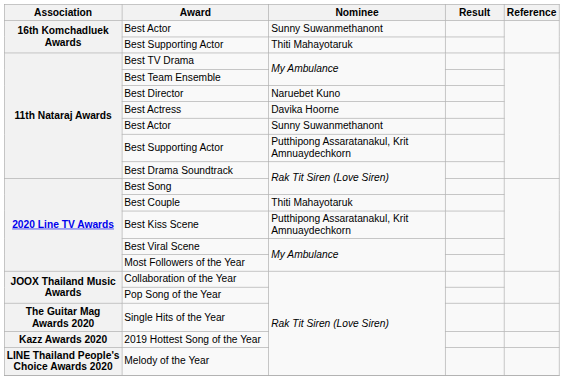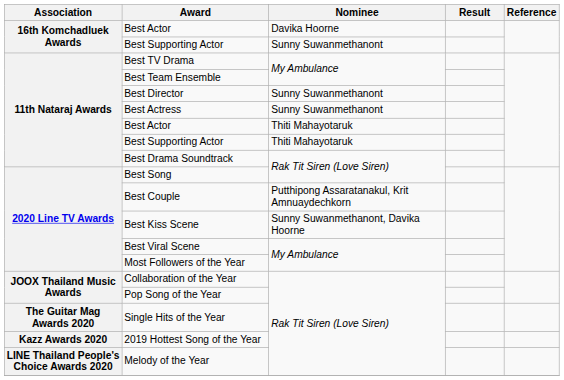(327, 28) Sunny Suwanmethanont -> (305, 28) Davika Hoorne
(312, 45) Thiti Mahayotaruk -> (327, 45) Sunny Suwanmethanont
(306, 93) Naruebet Kuno -> (327, 93) Sunny Suwanmethanont
(305, 110) Davika Hoorne -> (327, 110) Sunny Suwanmethanont
(327, 126) Sunny Suwanmethanont -> (312, 126) Thiti Mahayotaruk
(340, 148) Putthipong Assaratanakul, Krit Amnuaydechkorn -> (312, 142) Thiti Mahayotaruk
(312, 202) Thiti Mahayotaruk -> (340, 197) Putthipong Assaratanakul, Krit Amnuaydechkorn
(340, 224) Putthipong Assaratanakul, Krit Amnuaydechkorn -> (345, 224) Sunny Suwanmethanont, Davika Hoorne
